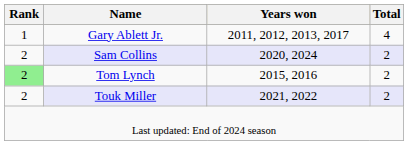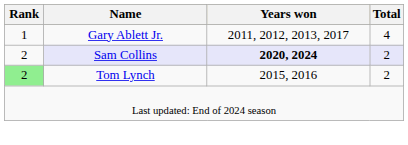(288, 55) normal -> (288, 55) bold
- row: (125, 95)
